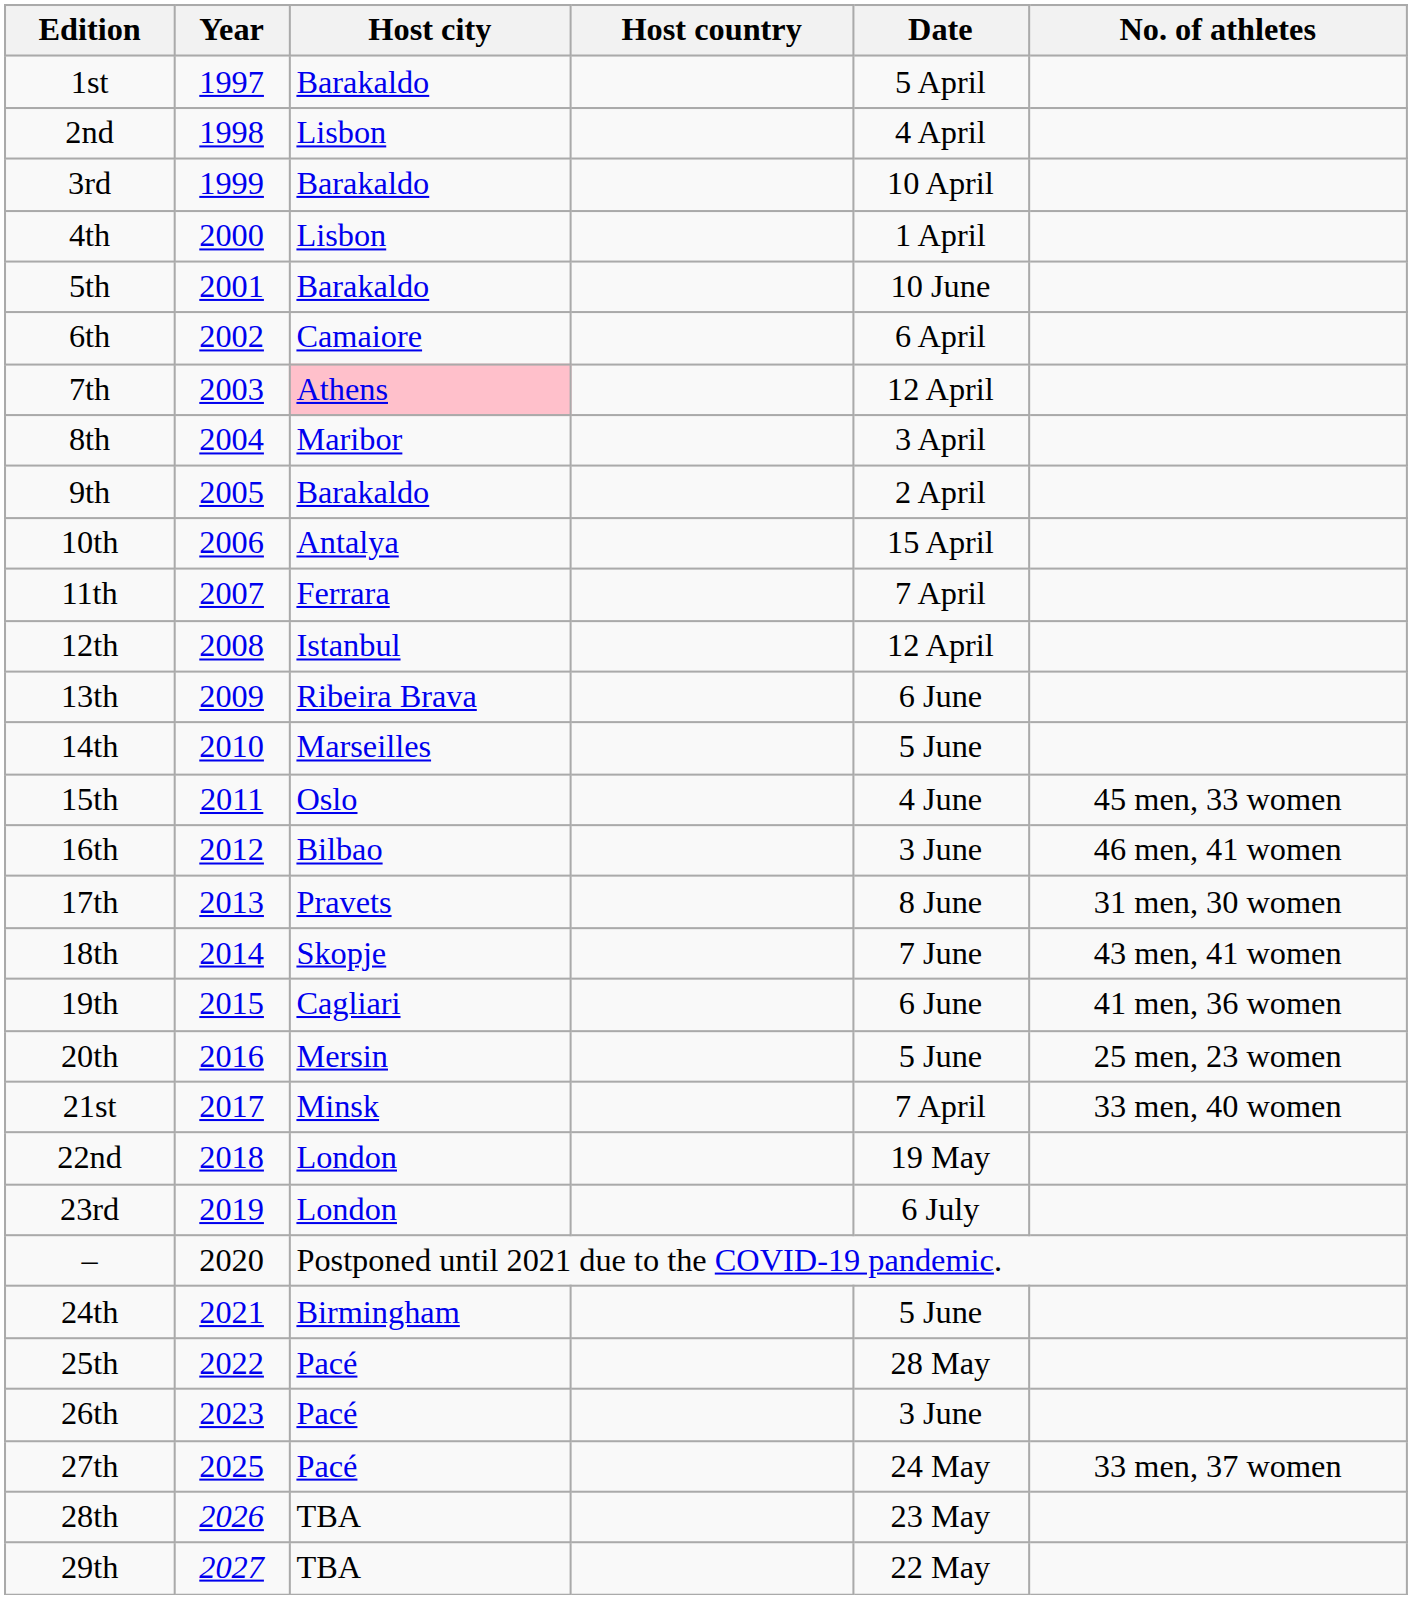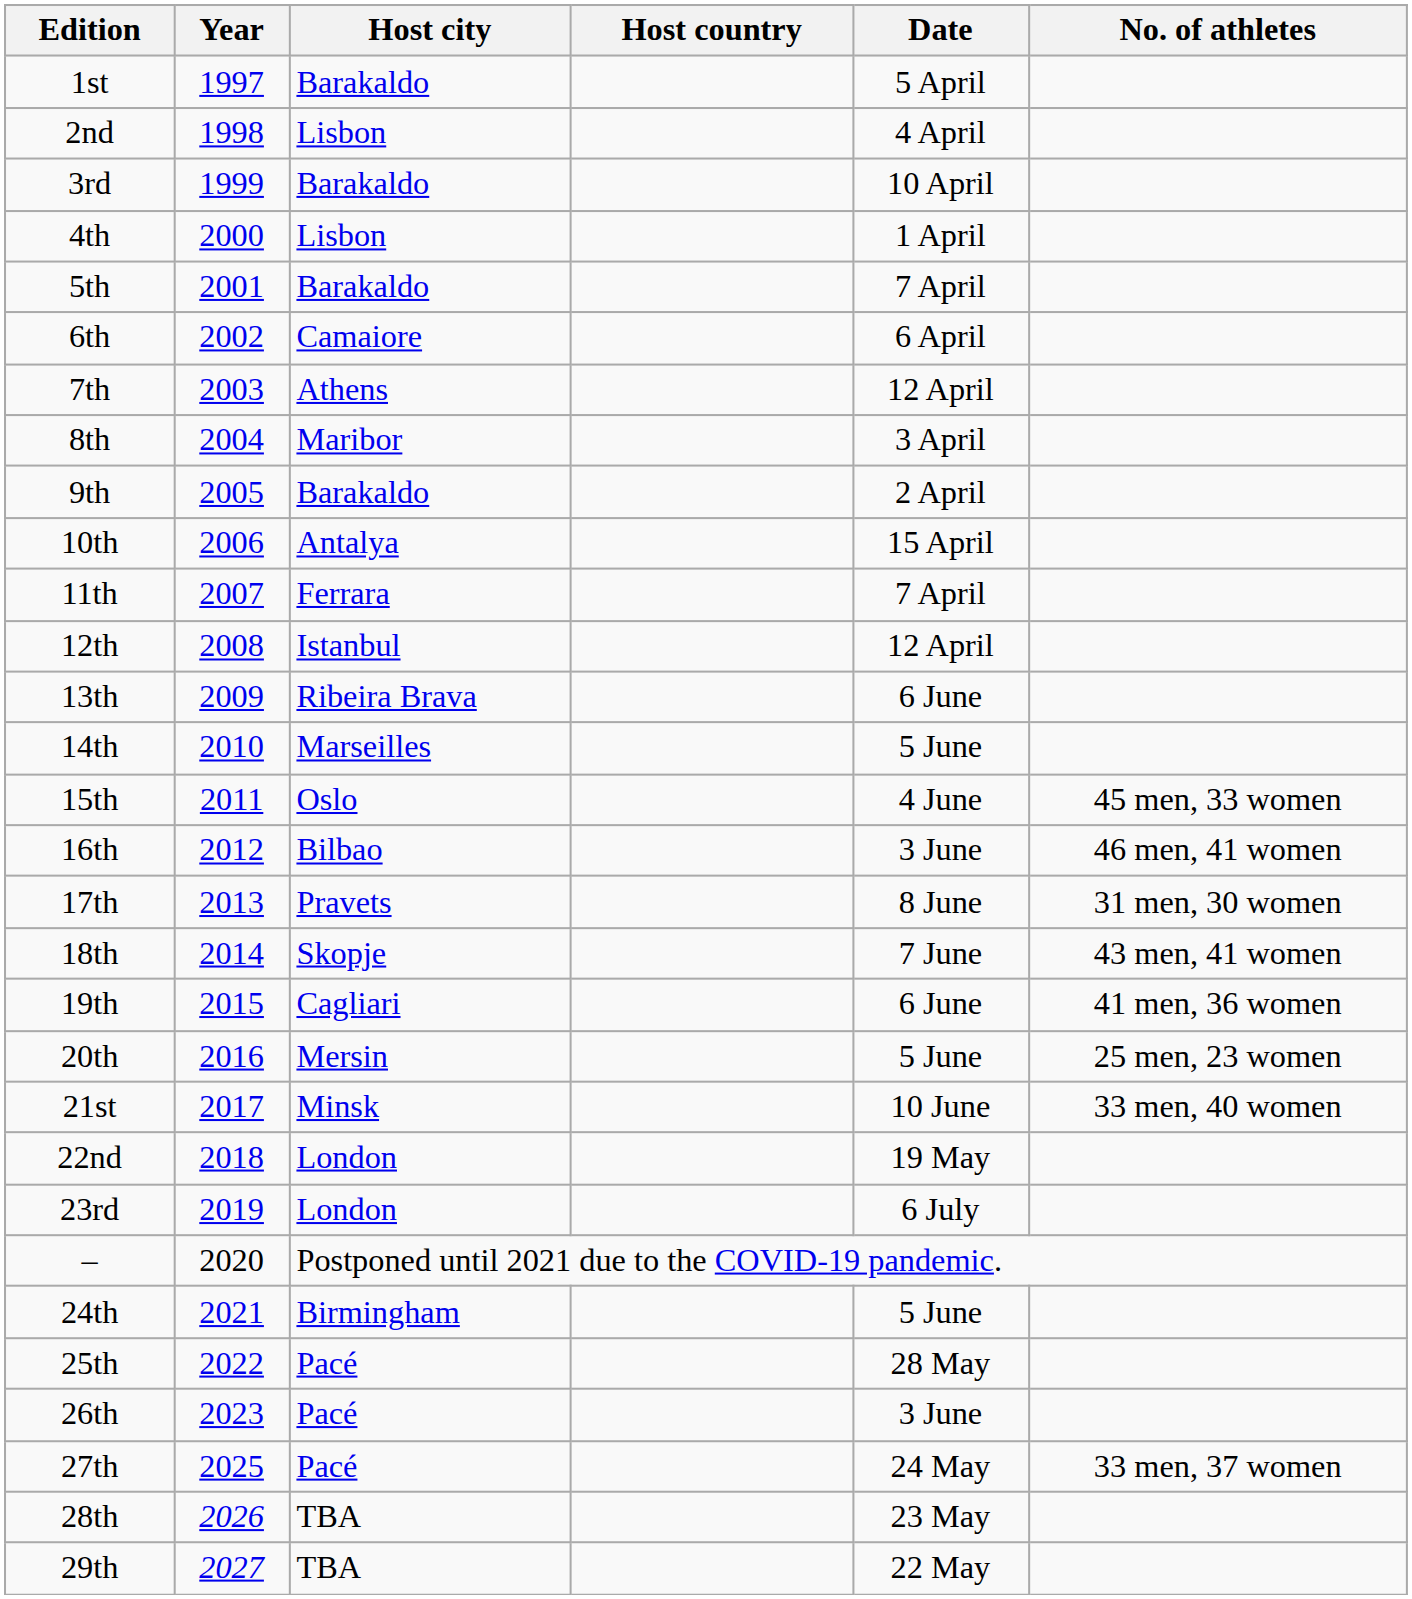(940, 286) 10 June -> (940, 286) 7 April
(342, 388) pink background -> (342, 388) no background
(940, 1106) 7 April -> (940, 1106) 10 June
